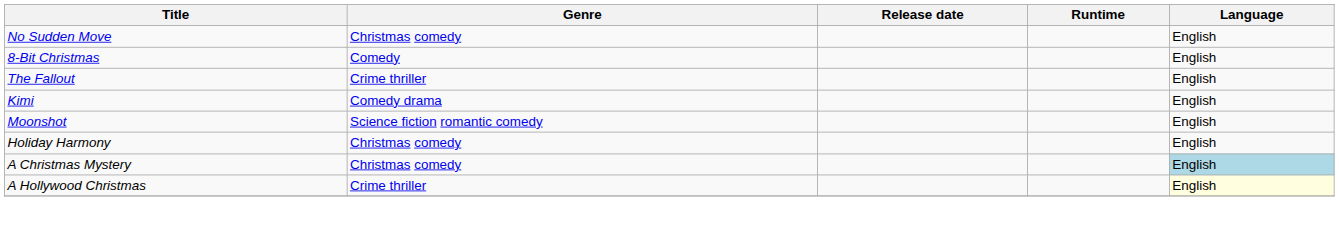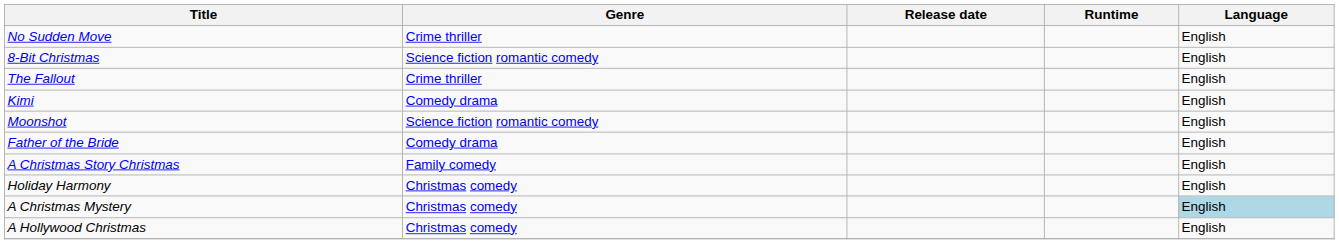(406, 36) Christmas comedy -> (444, 36) Crime thriller
(375, 57) Comedy -> (502, 57) Science fiction romantic comedy
+ row: (63, 143)
+ row: (94, 164)
(388, 185) Crime thriller -> (461, 228) Christmas comedy
(1194, 185) lightyellow background -> (1204, 228) no background
